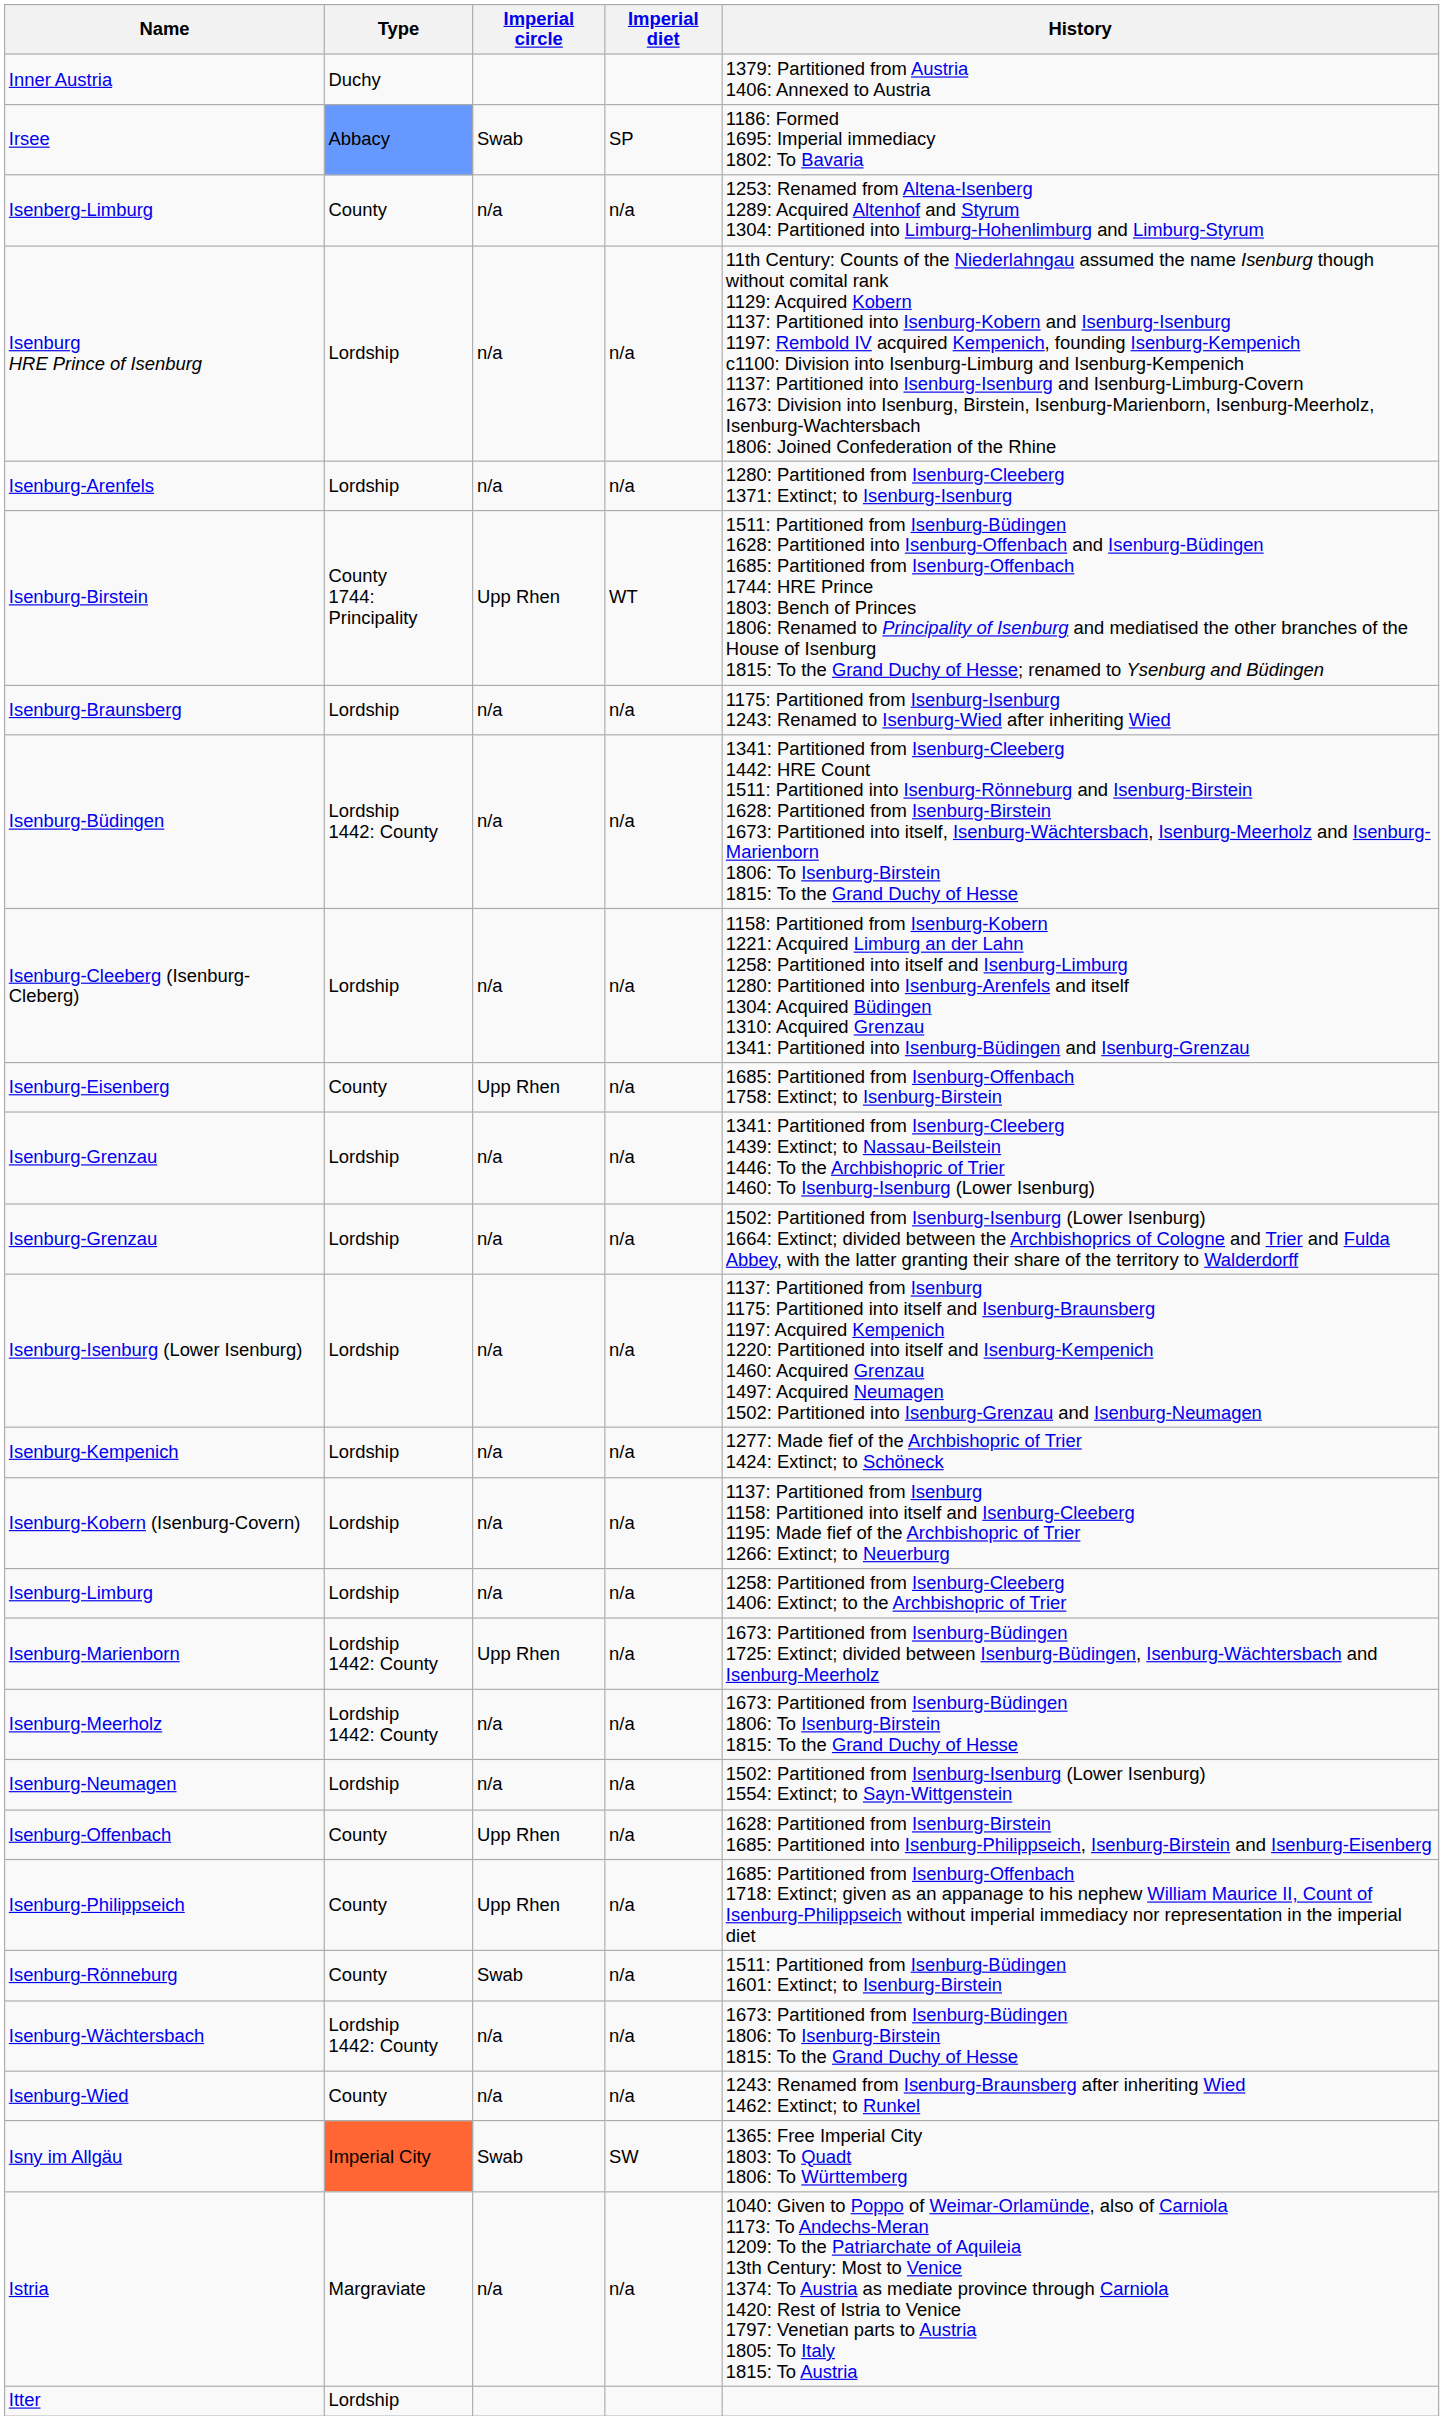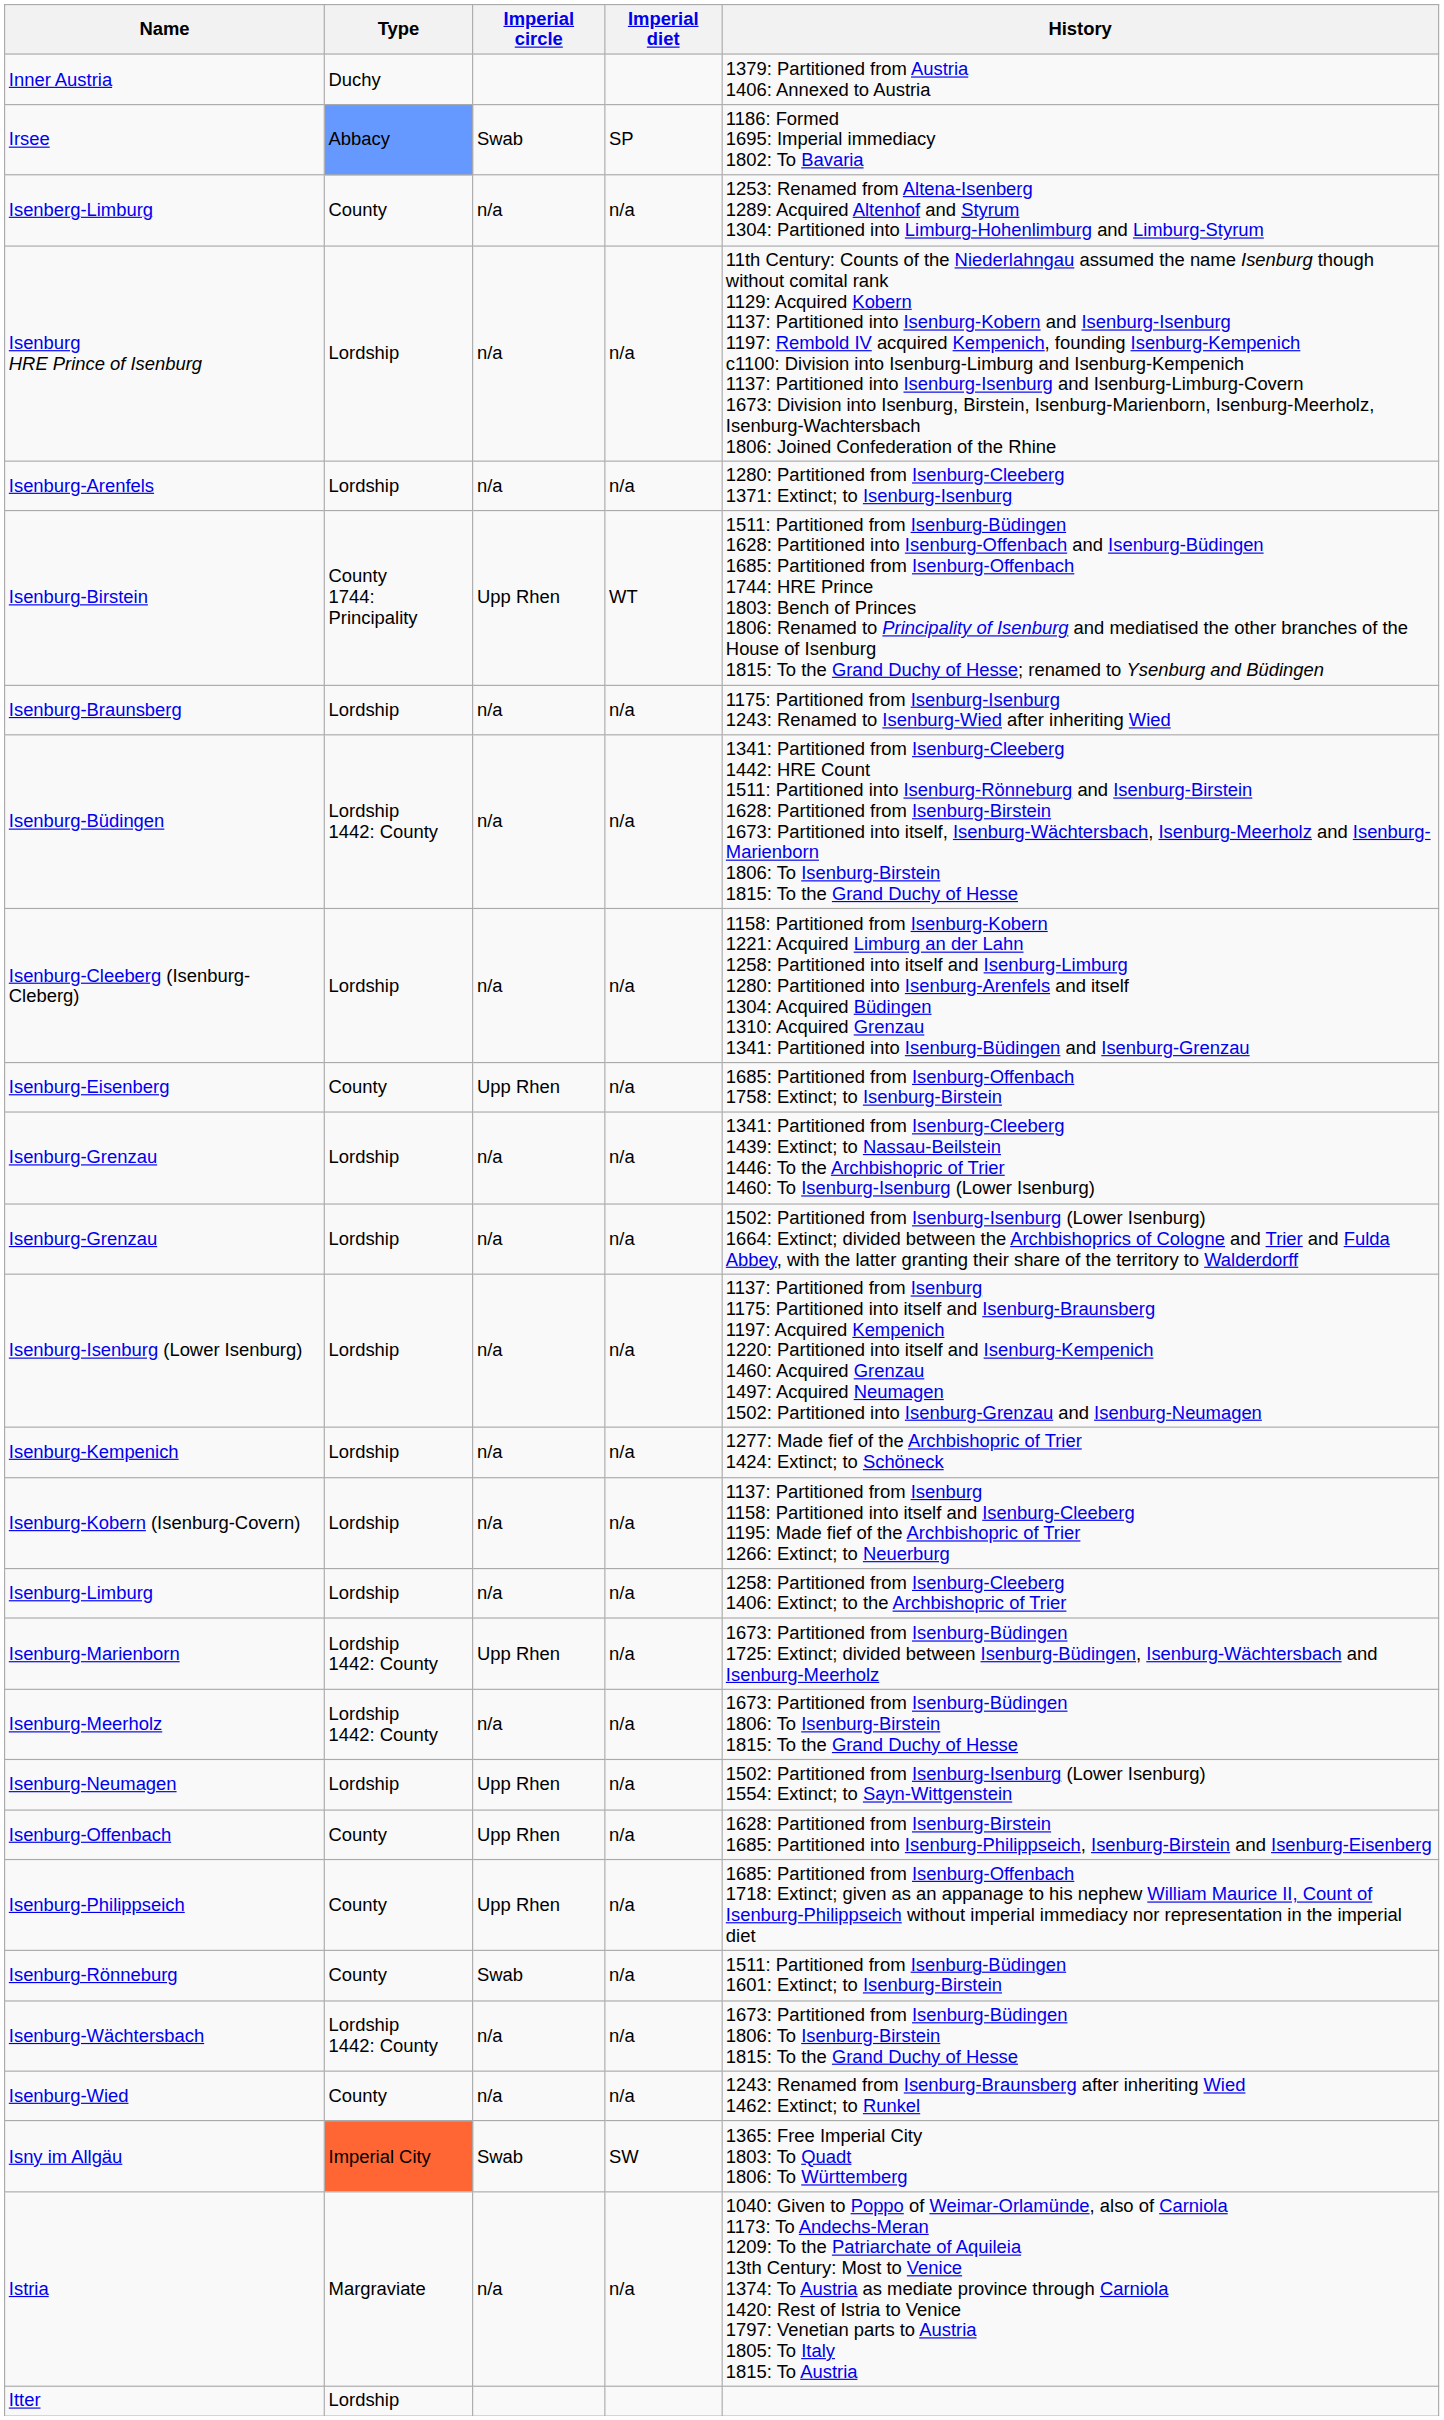(490, 1784) n/a -> (518, 1784) Upp Rhen
